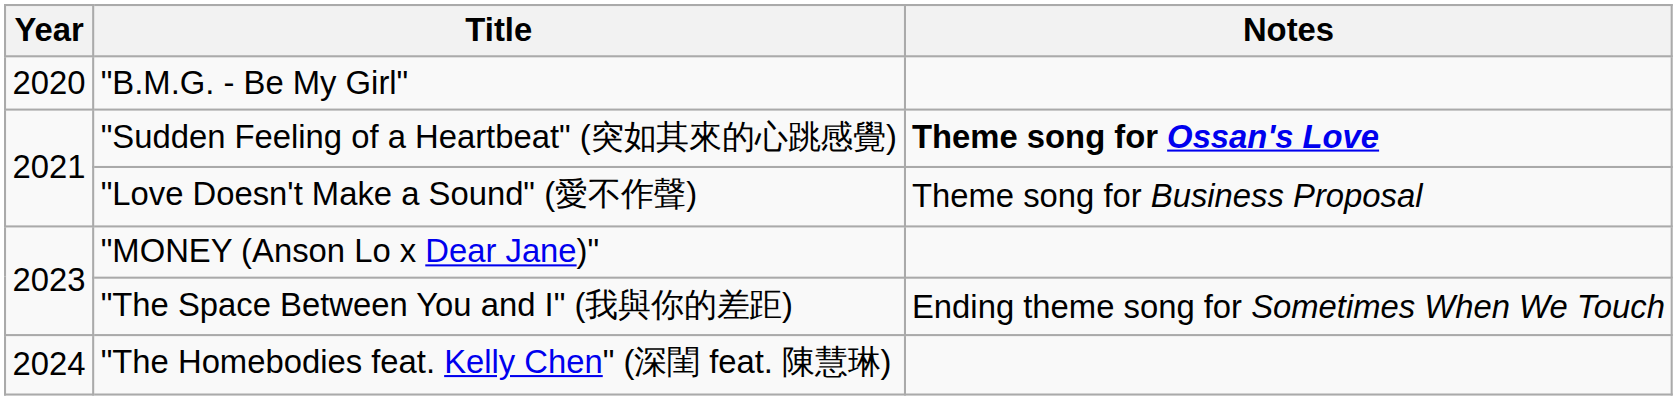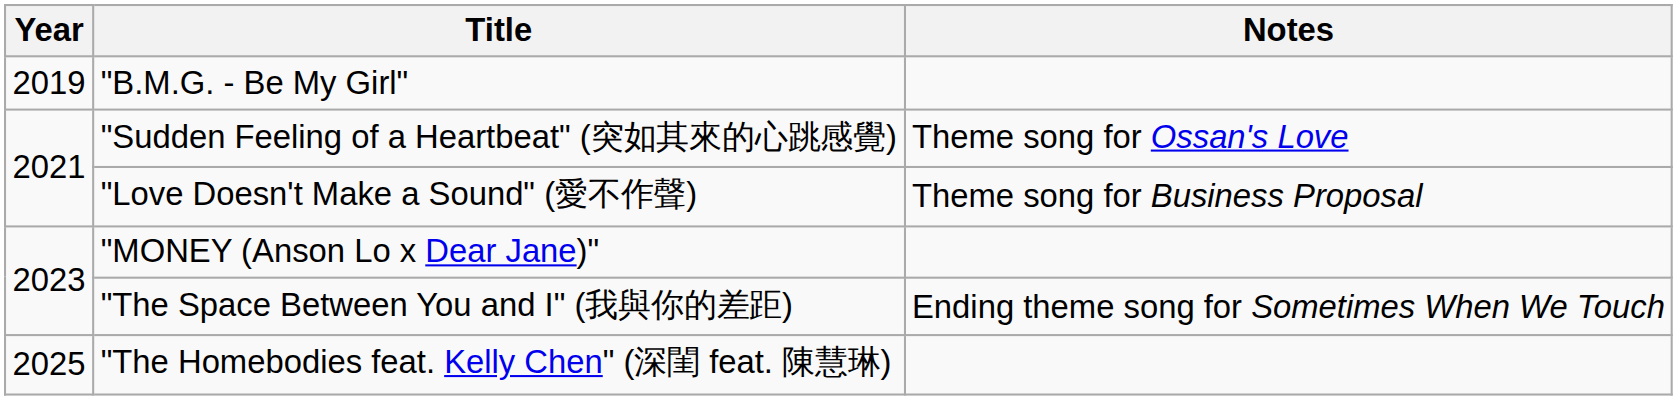(49, 82) 2020 -> (49, 82) 2019
(1146, 137) bold -> (1130, 137) normal
(49, 364) 2024 -> (49, 364) 2025
